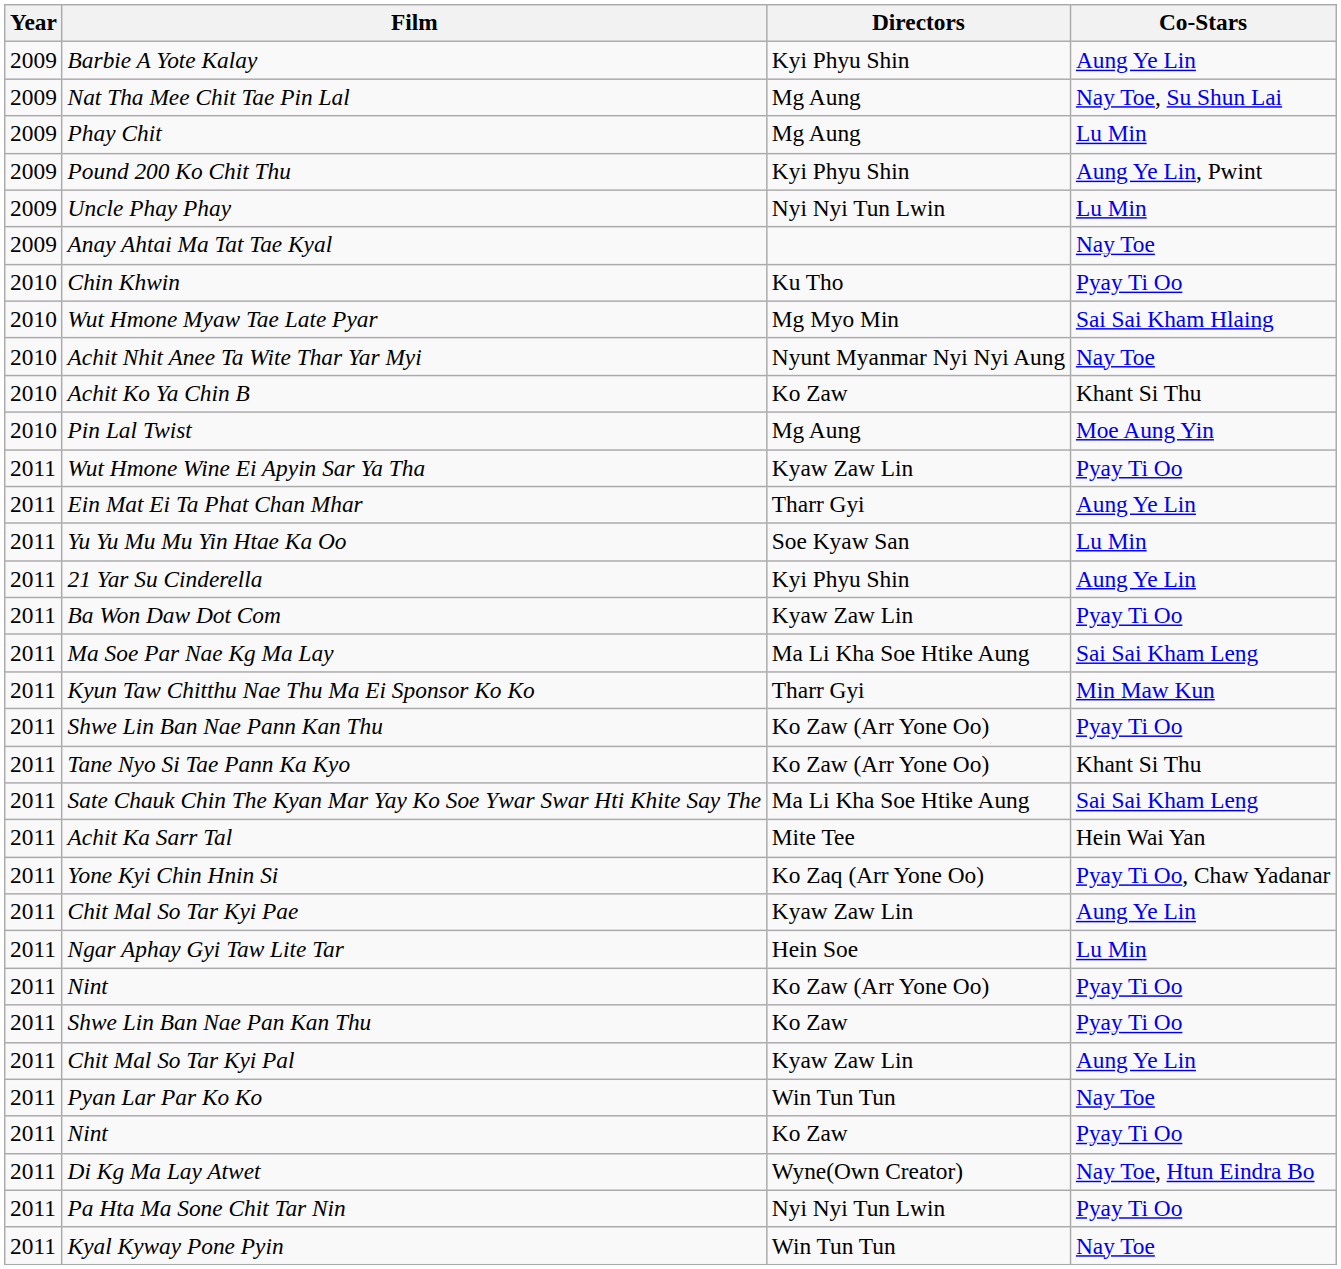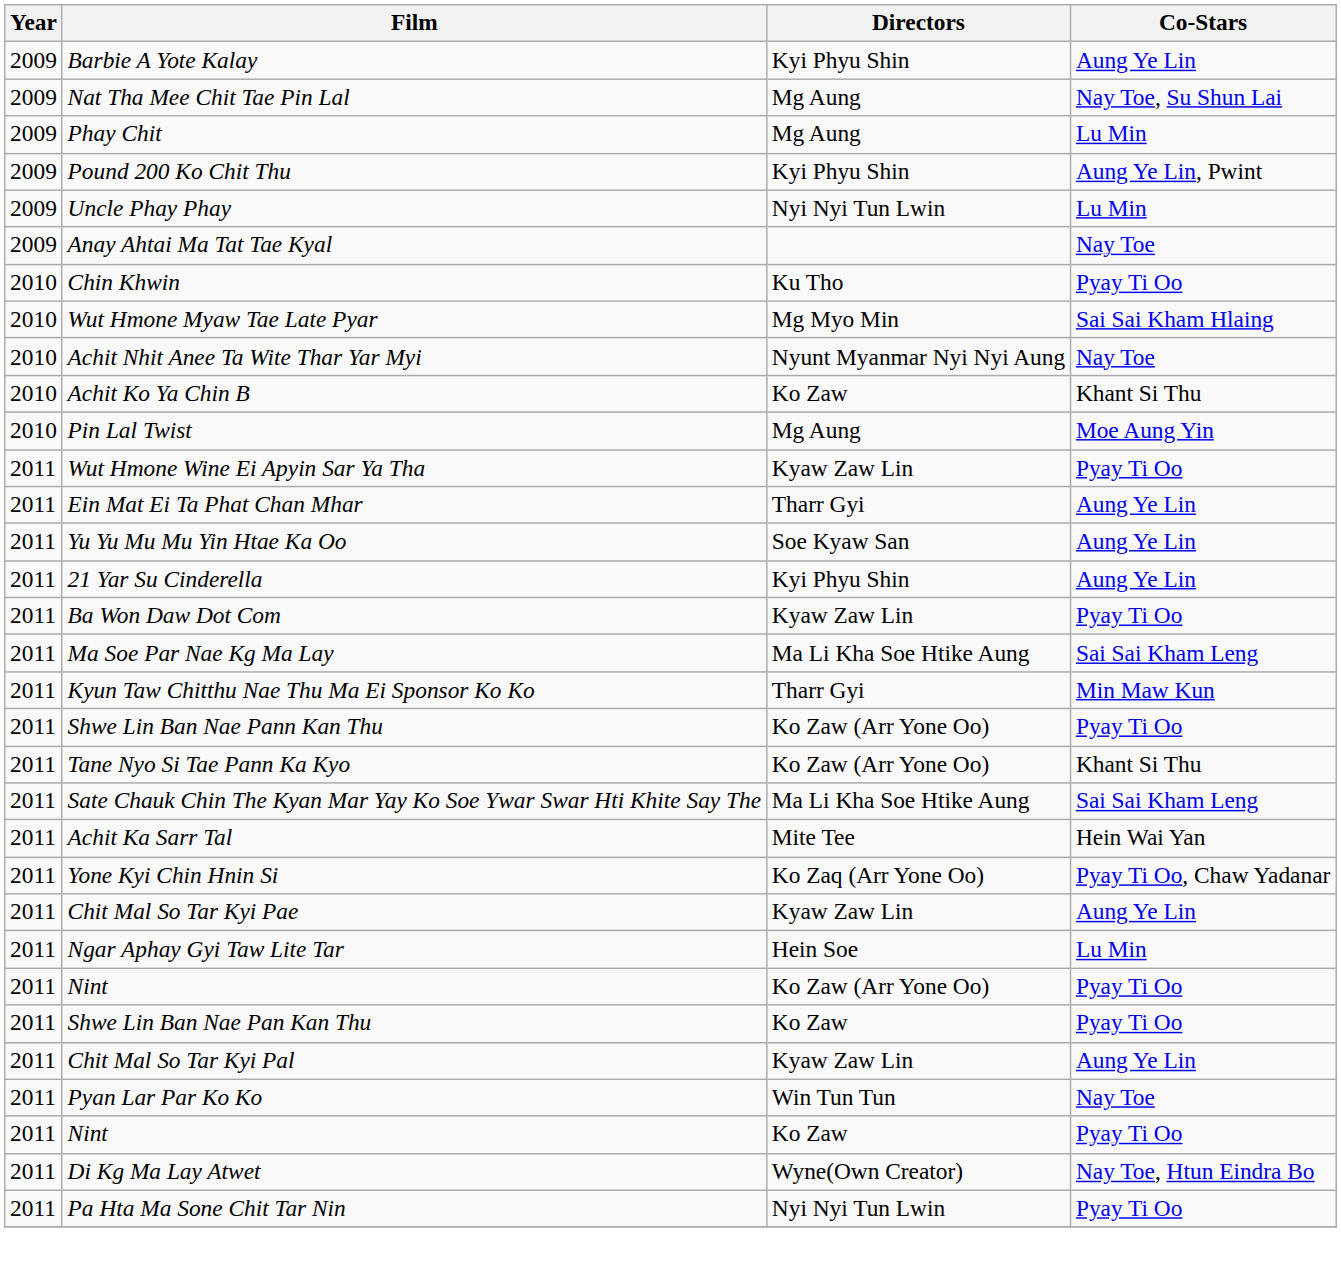(1111, 541) Lu Min -> (1136, 541) Aung Ye Lin
- row: (176, 1245)
